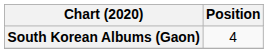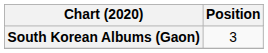(233, 37) 4 -> (233, 37) 3
